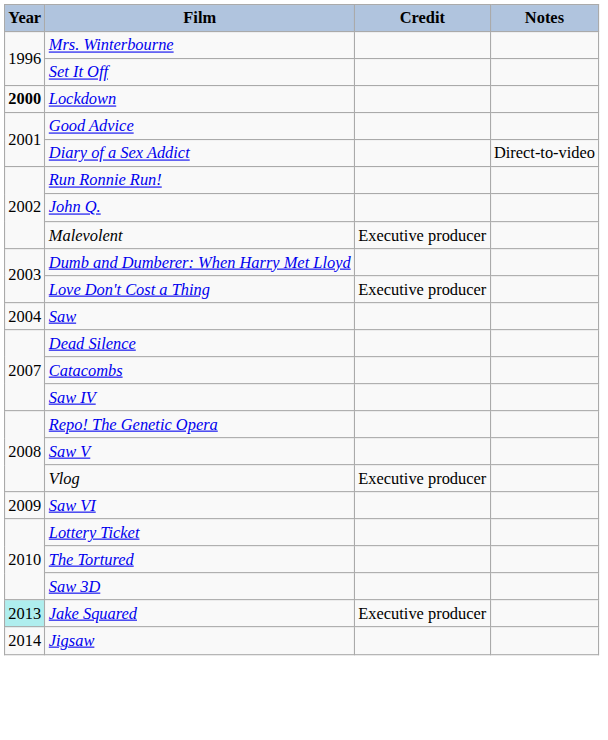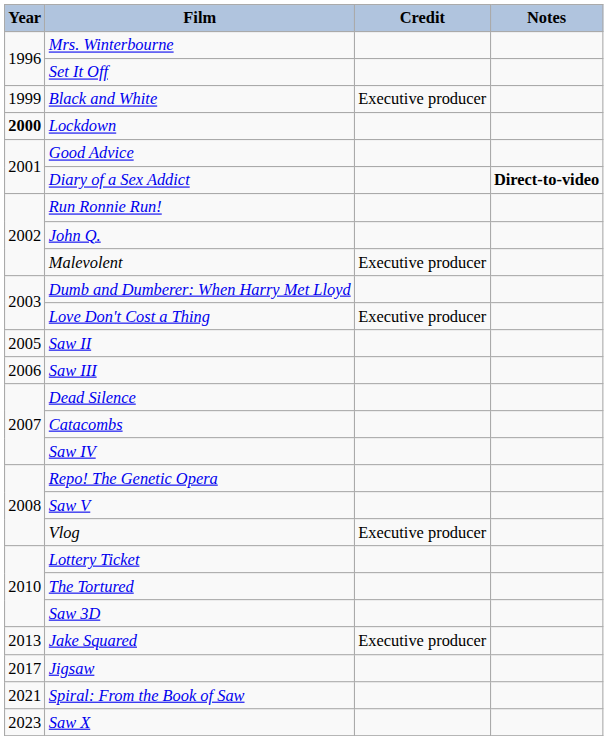+ row: (103, 99)
(544, 153) normal -> (547, 180) bold
- row: (62, 315)
+ row: (70, 343)
+ row: (73, 370)
- row: (72, 505)
(25, 613) paleturquoise background -> (25, 640) no background
(25, 640) 2014 -> (25, 667) 2017
+ row: (147, 694)
+ row: (70, 721)
